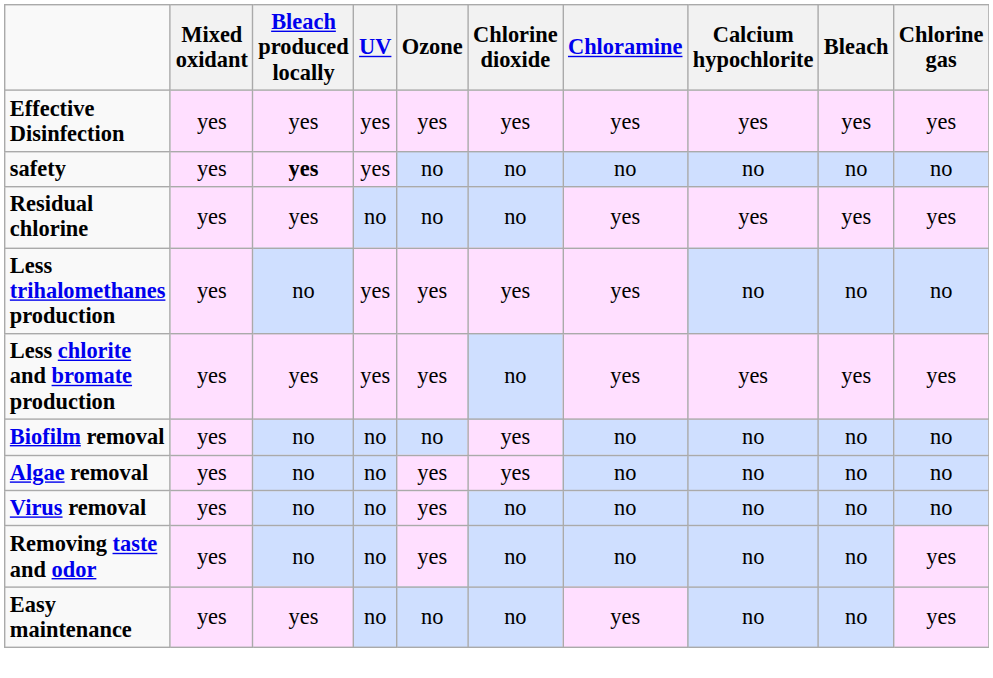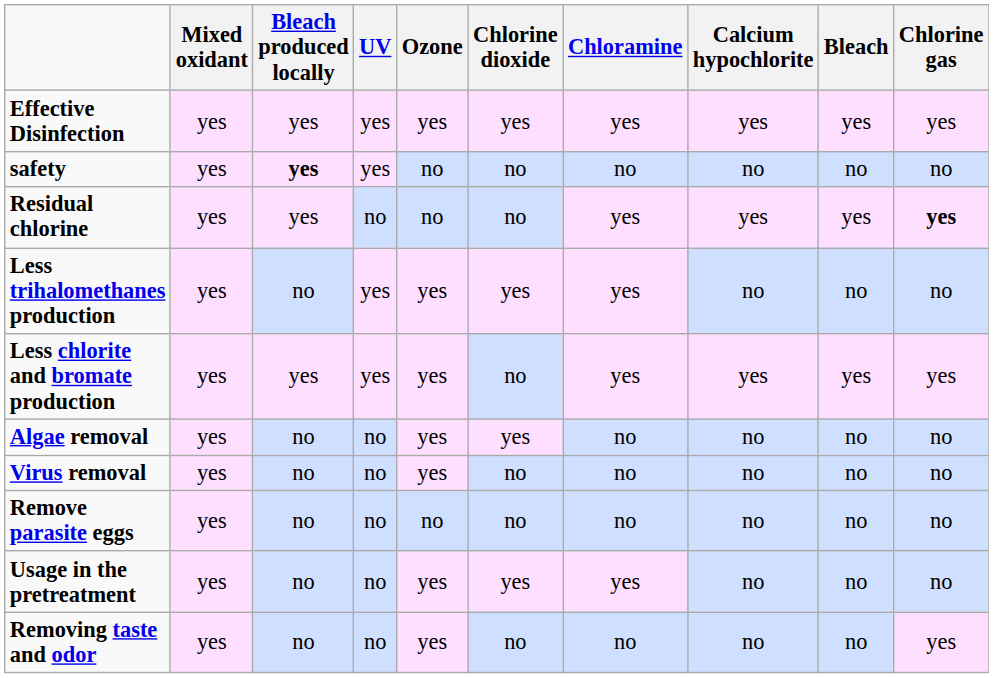(941, 217) normal -> (941, 217) bold
- row: (87, 437)
+ row: (72, 520)
+ row: (73, 581)
- row: (71, 616)
